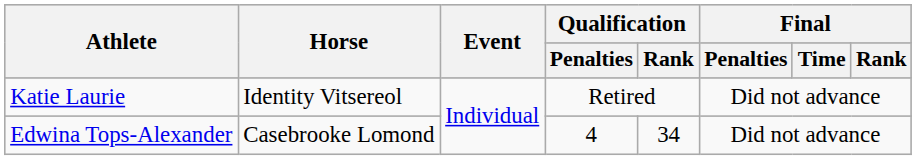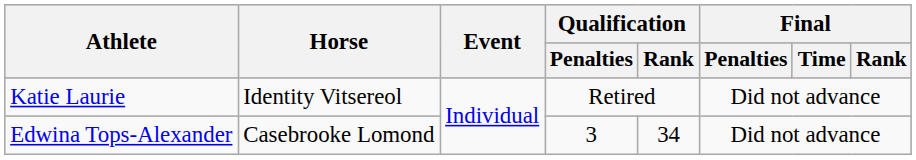(591, 135) 4 -> (591, 135) 3
